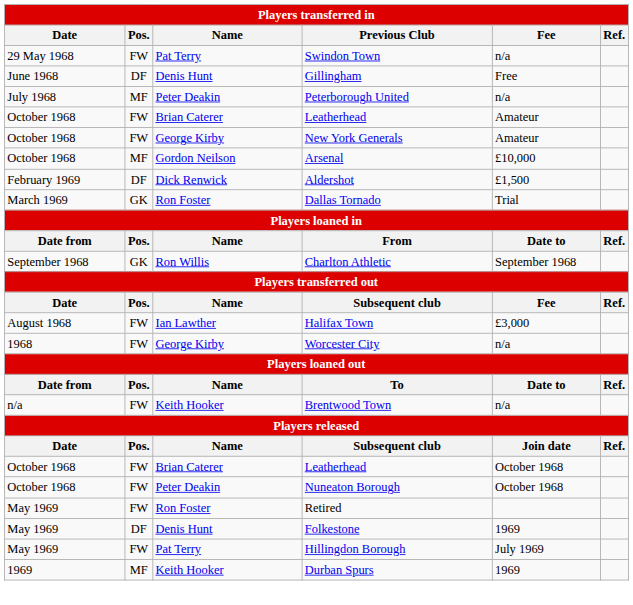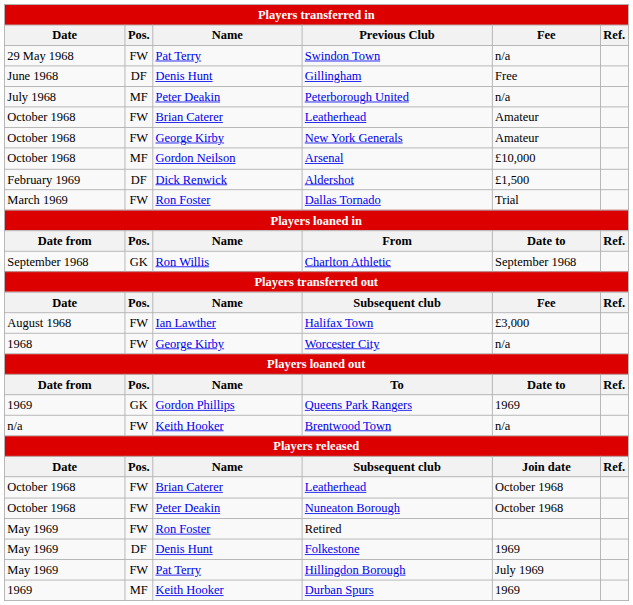(139, 199) GK -> (139, 199) FW
+ row: (20, 405)
